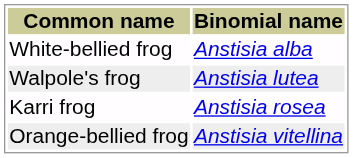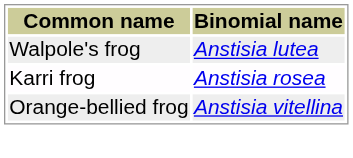- row: (91, 49)
